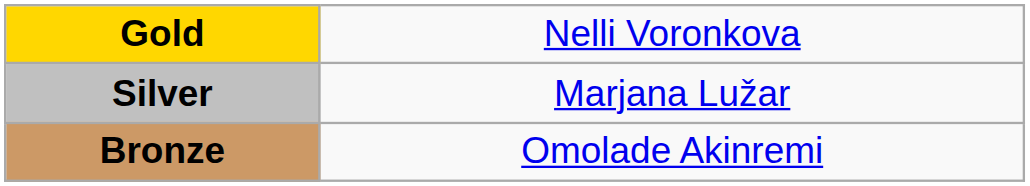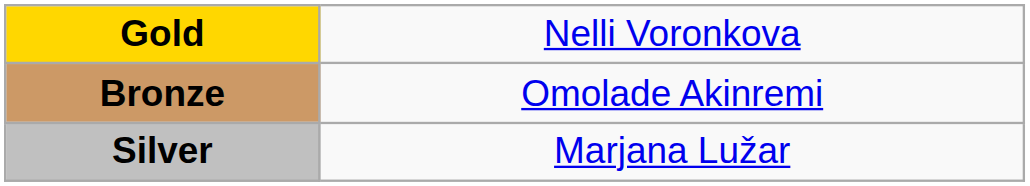rows swapped: (162, 92) <-> (162, 151)
